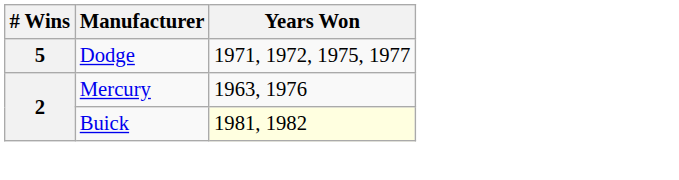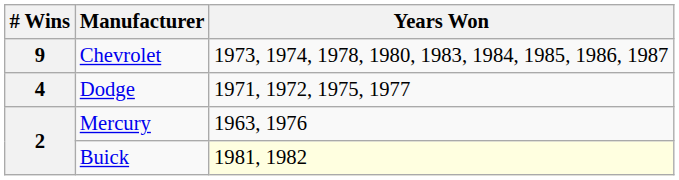+ row: (120, 55)
(40, 55) 5 -> (40, 89) 4
